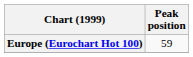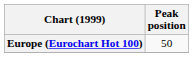(167, 43) 59 -> (167, 43) 50
